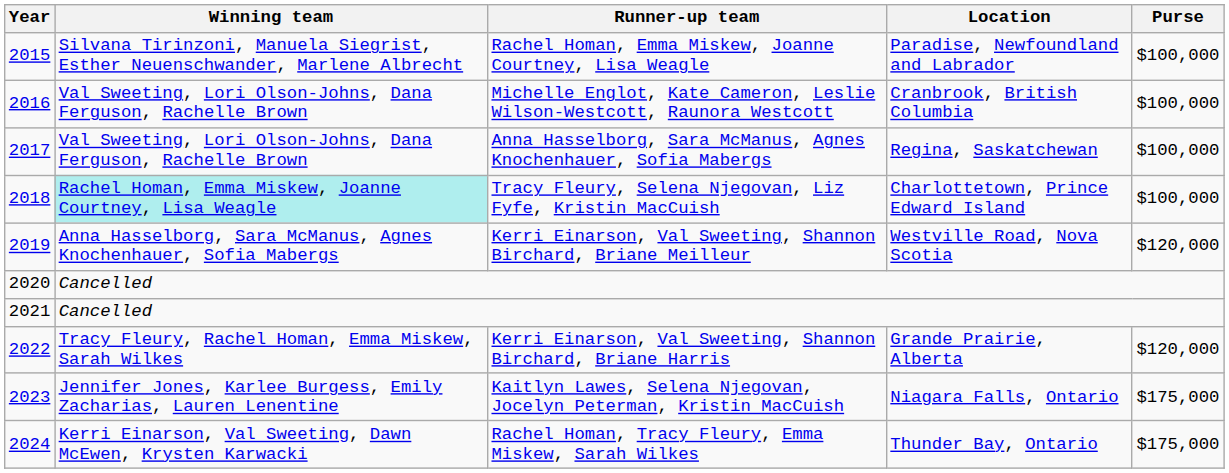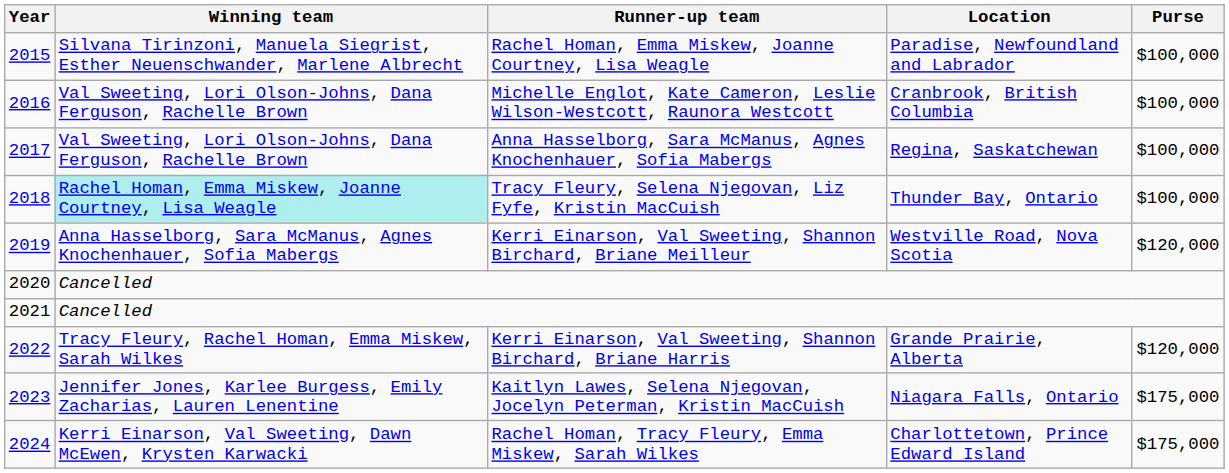(999, 199) Charlottetown, Prince Edward Island -> (994, 199) Thunder Bay, Ontario
(994, 445) Thunder Bay, Ontario -> (999, 445) Charlottetown, Prince Edward Island
